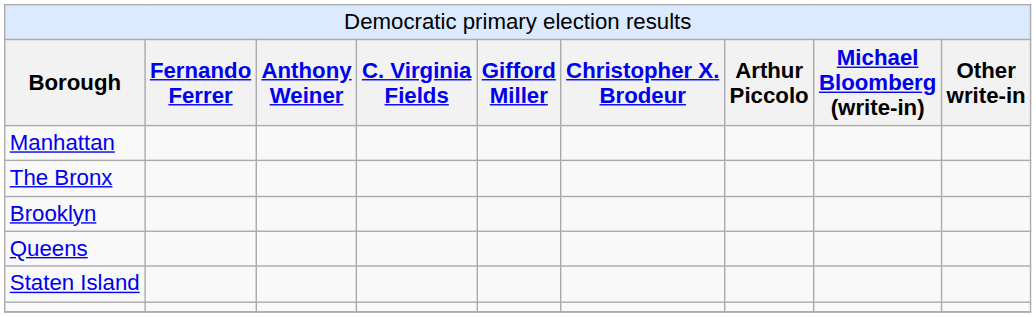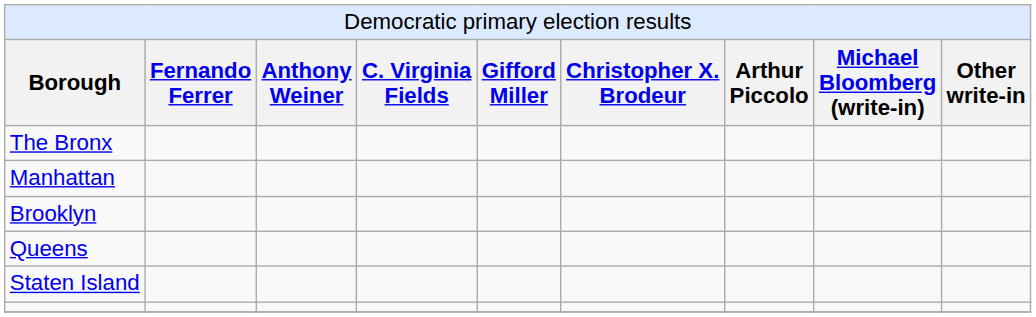rows swapped: (62, 142) <-> (61, 177)
